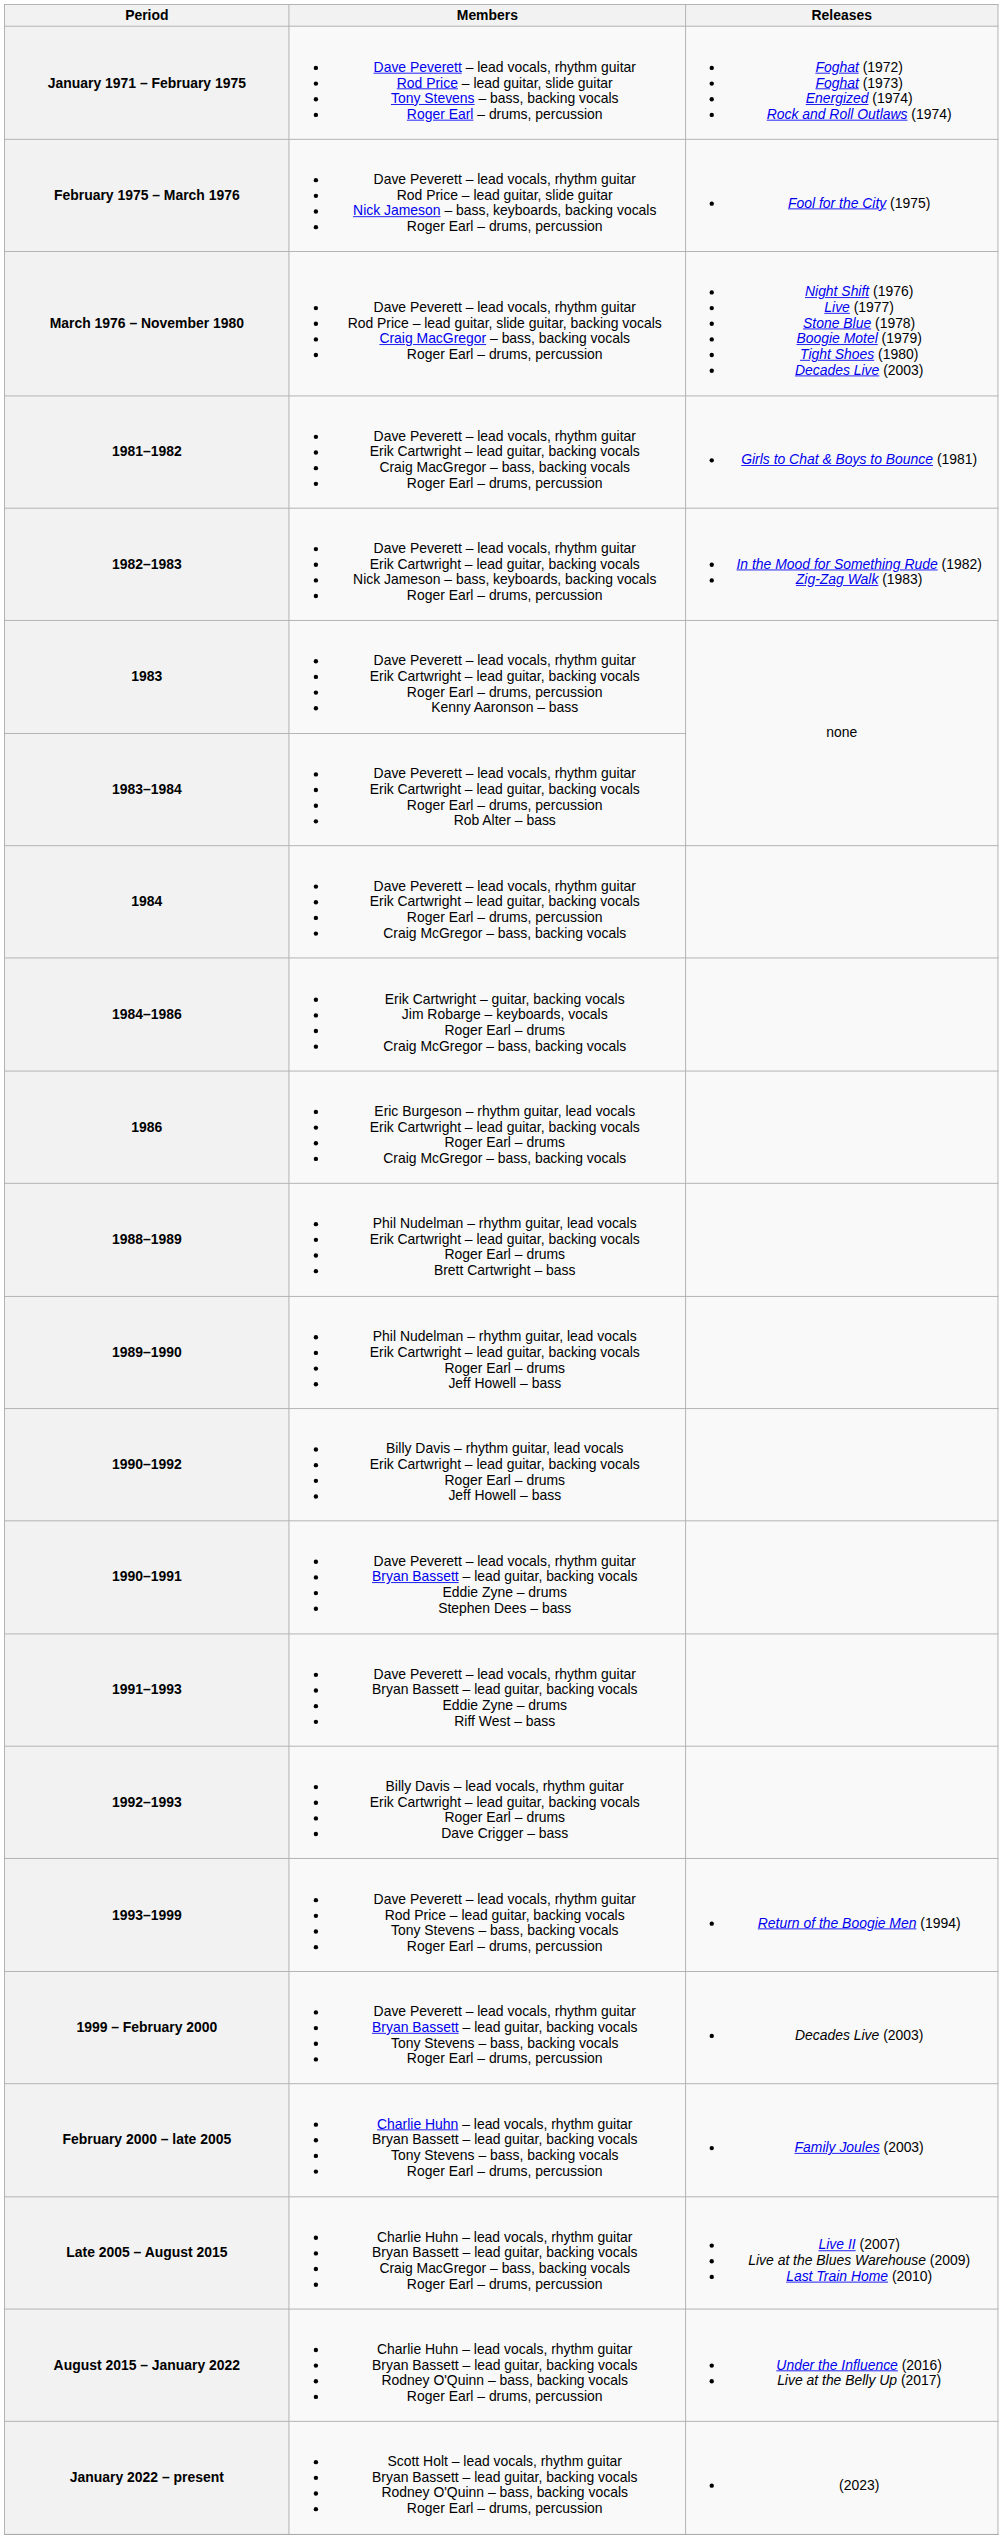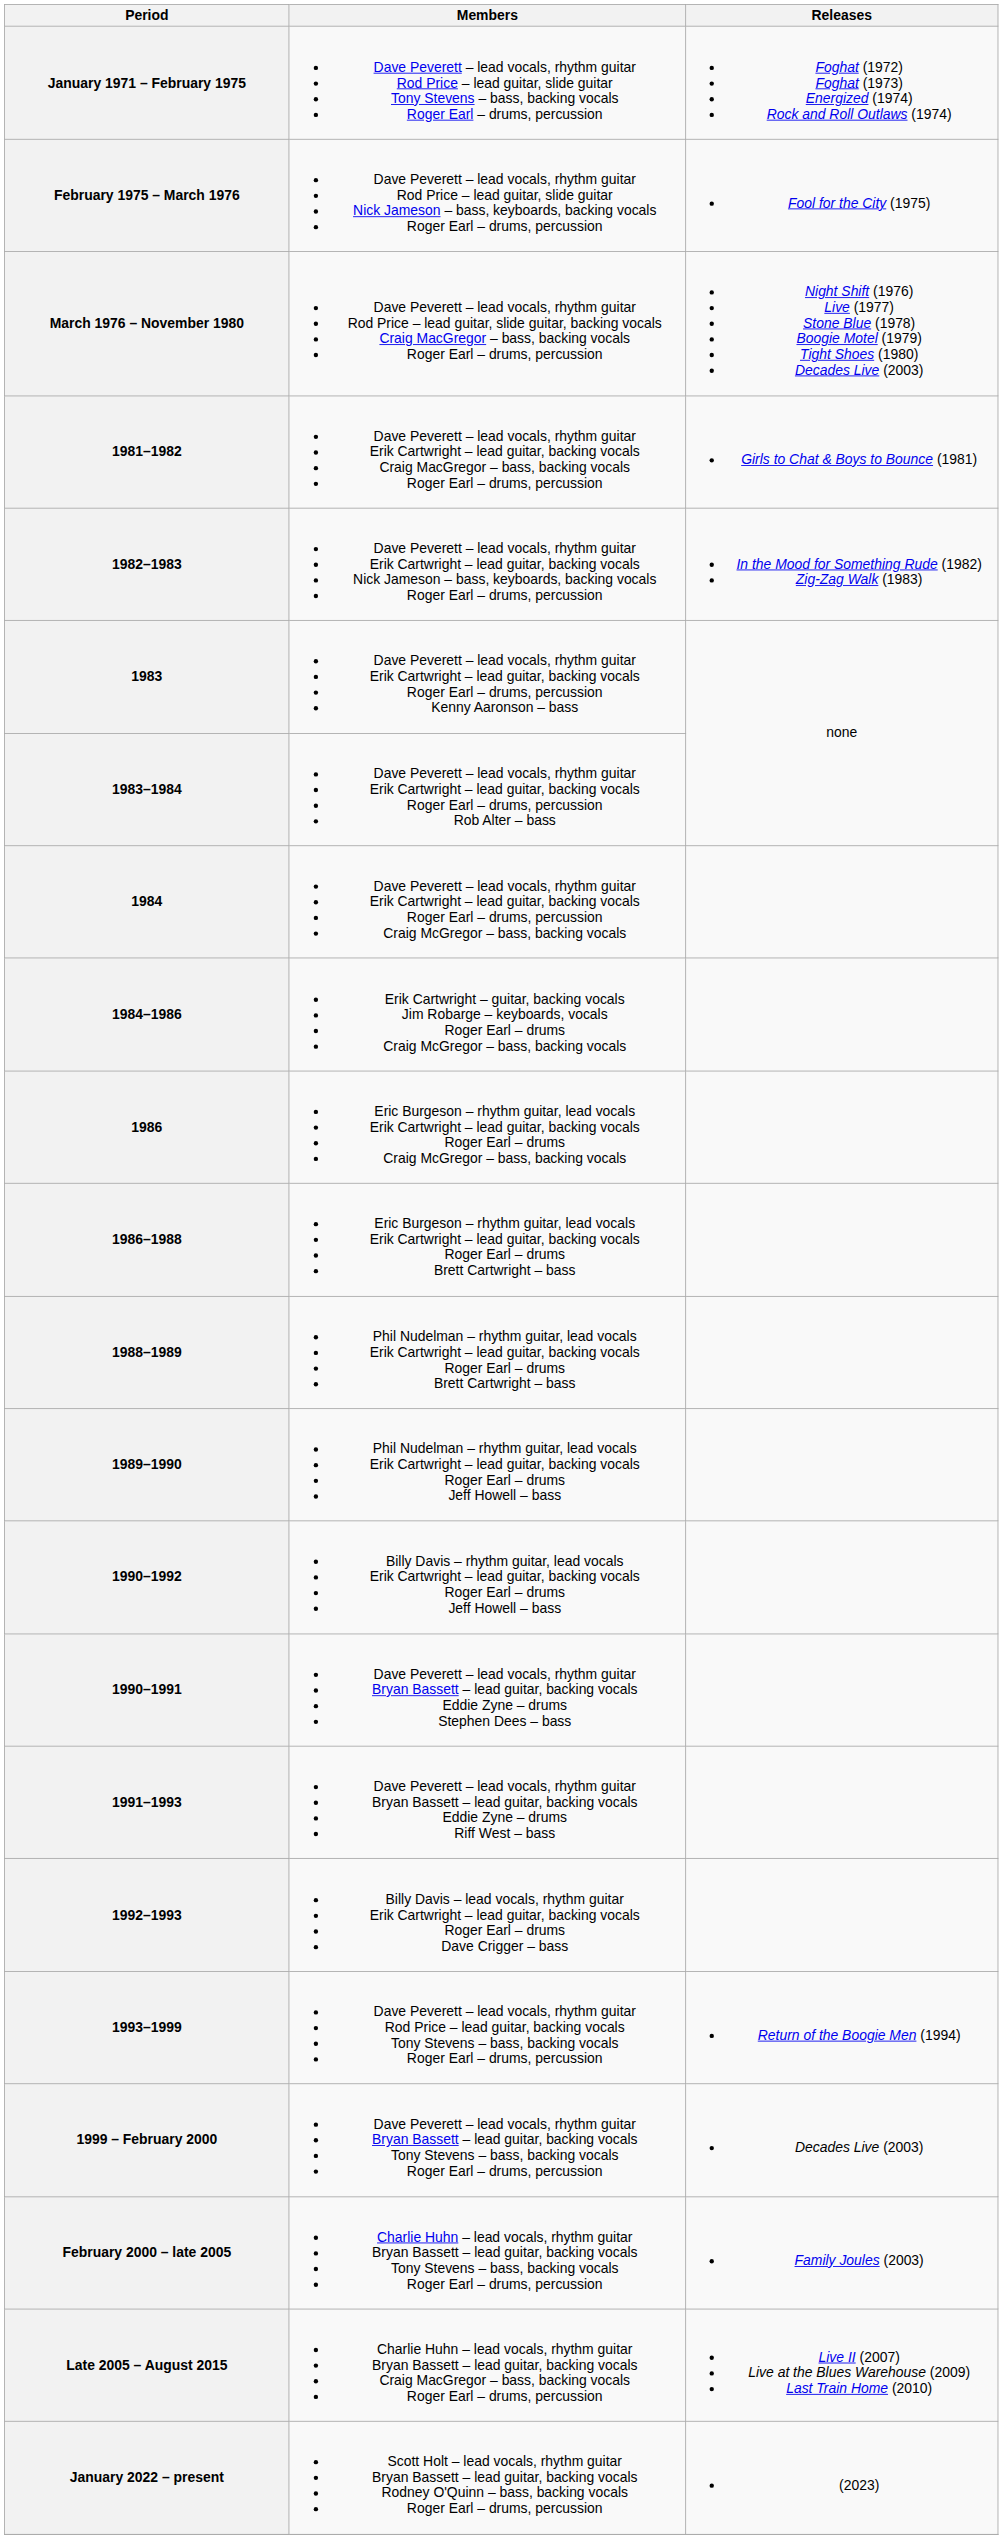+ row: (147, 1239)
- row: (147, 2365)
